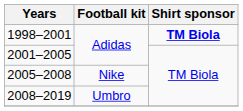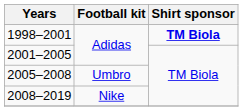(111, 75) Nike -> (111, 75) Umbro
(111, 95) Umbro -> (111, 95) Nike
